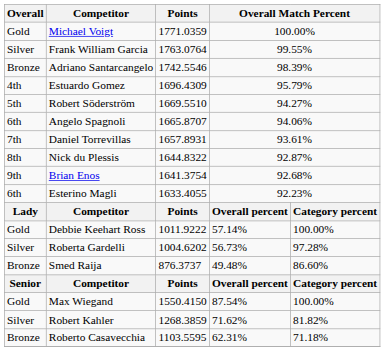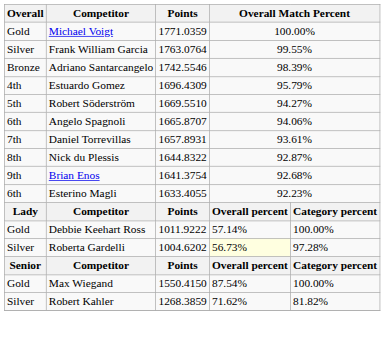(229, 247) no background -> (229, 247) lightyellow background
- row: (75, 265)
- row: (97, 337)
